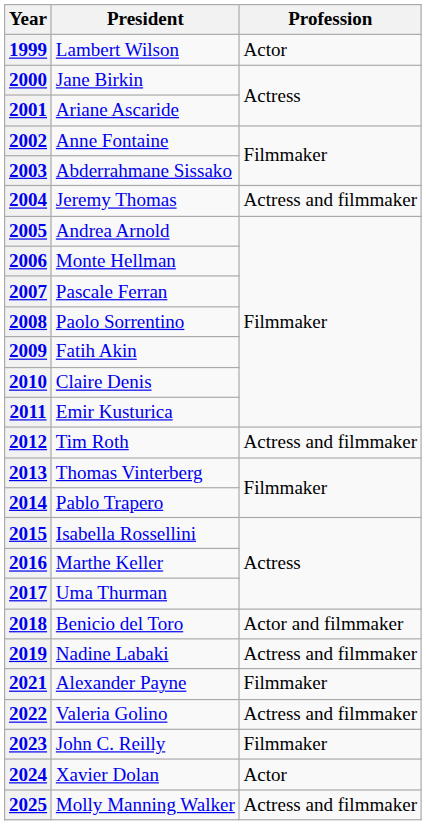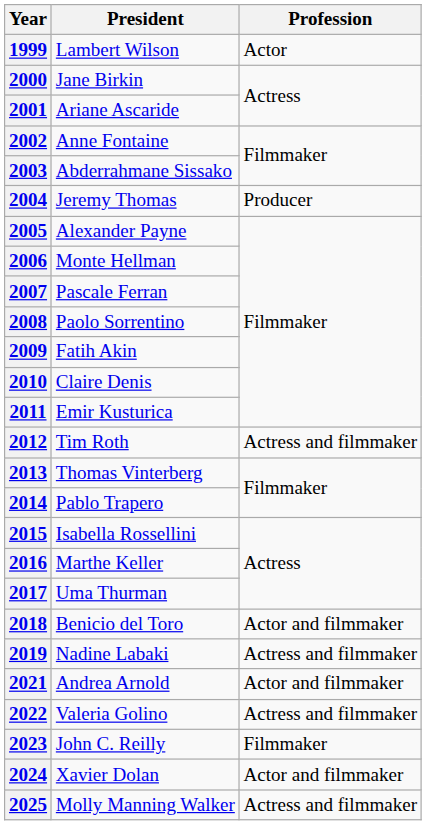(330, 200) Actress and filmmaker -> (278, 200) Producer
(113, 230) Andrea Arnold -> (121, 230) Alexander Payne
(121, 683) Alexander Payne -> (113, 683) Andrea Arnold
(285, 683) Filmmaker -> (323, 683) Actor and filmmaker
(265, 774) Actor -> (323, 774) Actor and filmmaker
